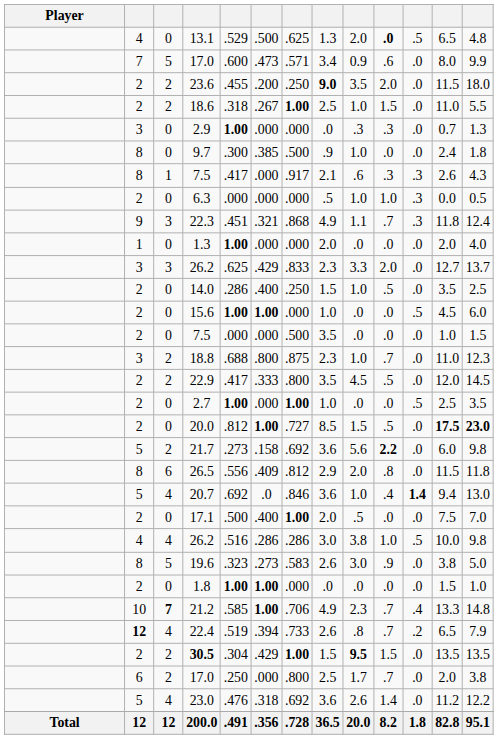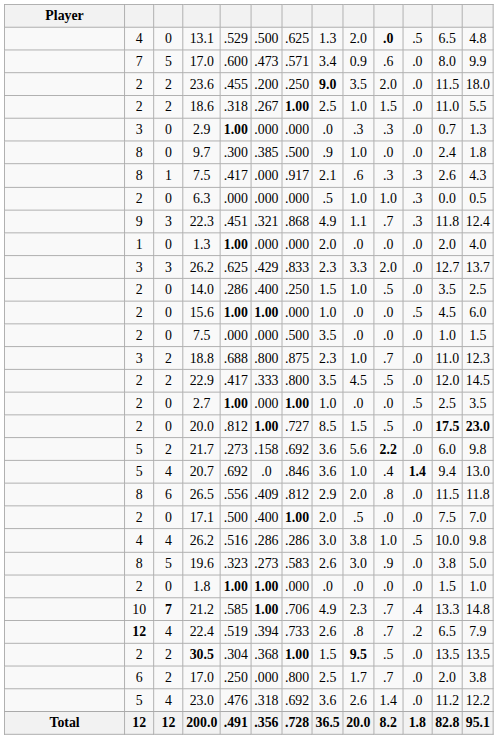rows swapped: (139, 472) <-> (139, 495)
(266, 654) .429 -> (266, 654) .368
(388, 654) 1.5 -> (388, 654) .5
